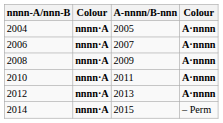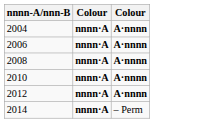- column: (145, 12)
